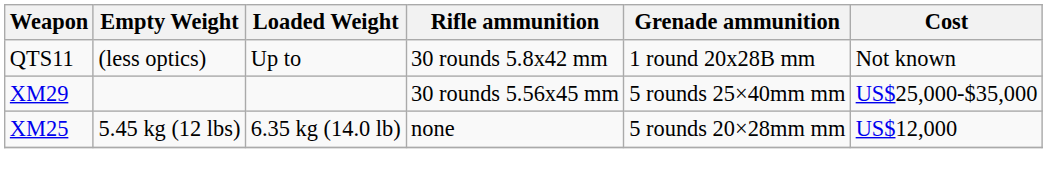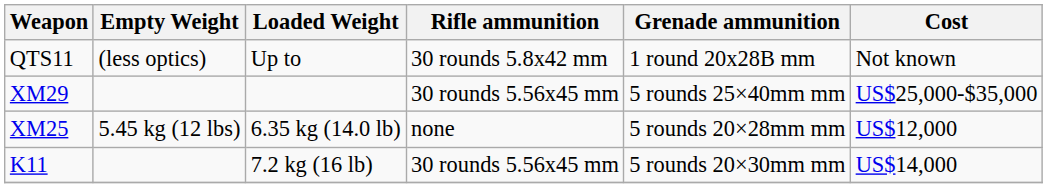+ row: (29, 164)
